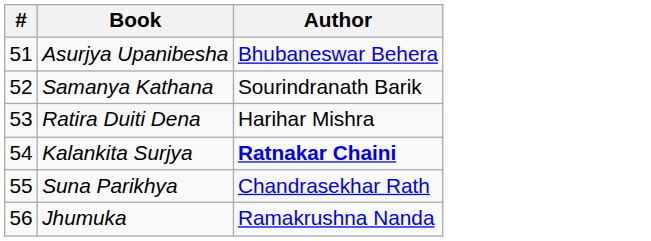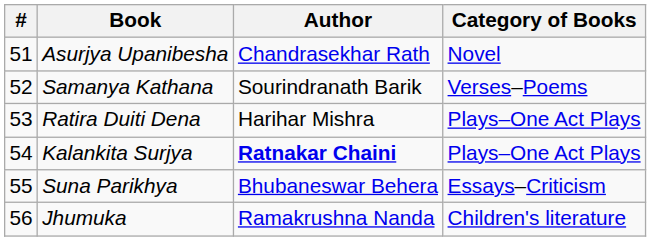+ column: (544, 20)
(338, 53) Bhubaneswar Behera -> (334, 53) Chandrasekhar Rath
(334, 185) Chandrasekhar Rath -> (338, 185) Bhubaneswar Behera
